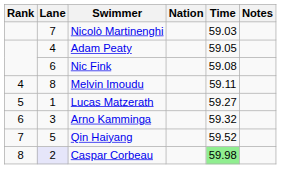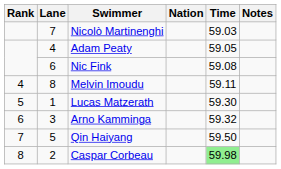(223, 102) 59.27 -> (223, 102) 59.30
(223, 137) 59.52 -> (223, 137) 59.50
(53, 155) lavender background -> (53, 155) no background
